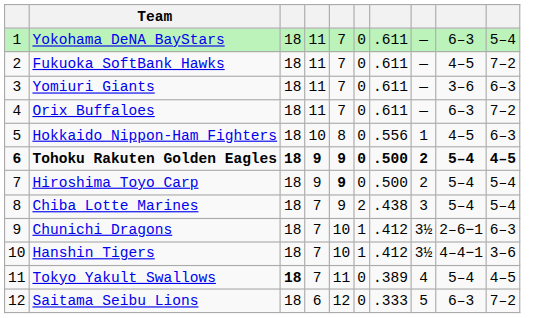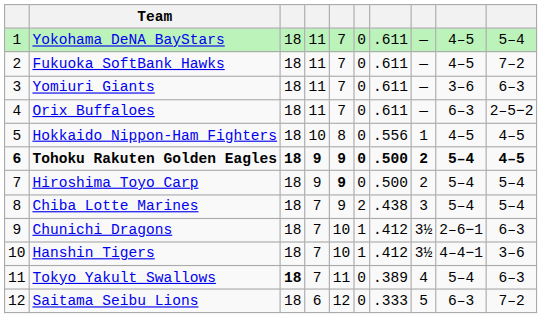(461, 40) 6–3 -> (461, 40) 4–5
(503, 111) 7–2 -> (512, 111) 2–5−2
(503, 135) 6–3 -> (512, 135) 4–5
(503, 277) 4–5 -> (512, 277) 6–3
